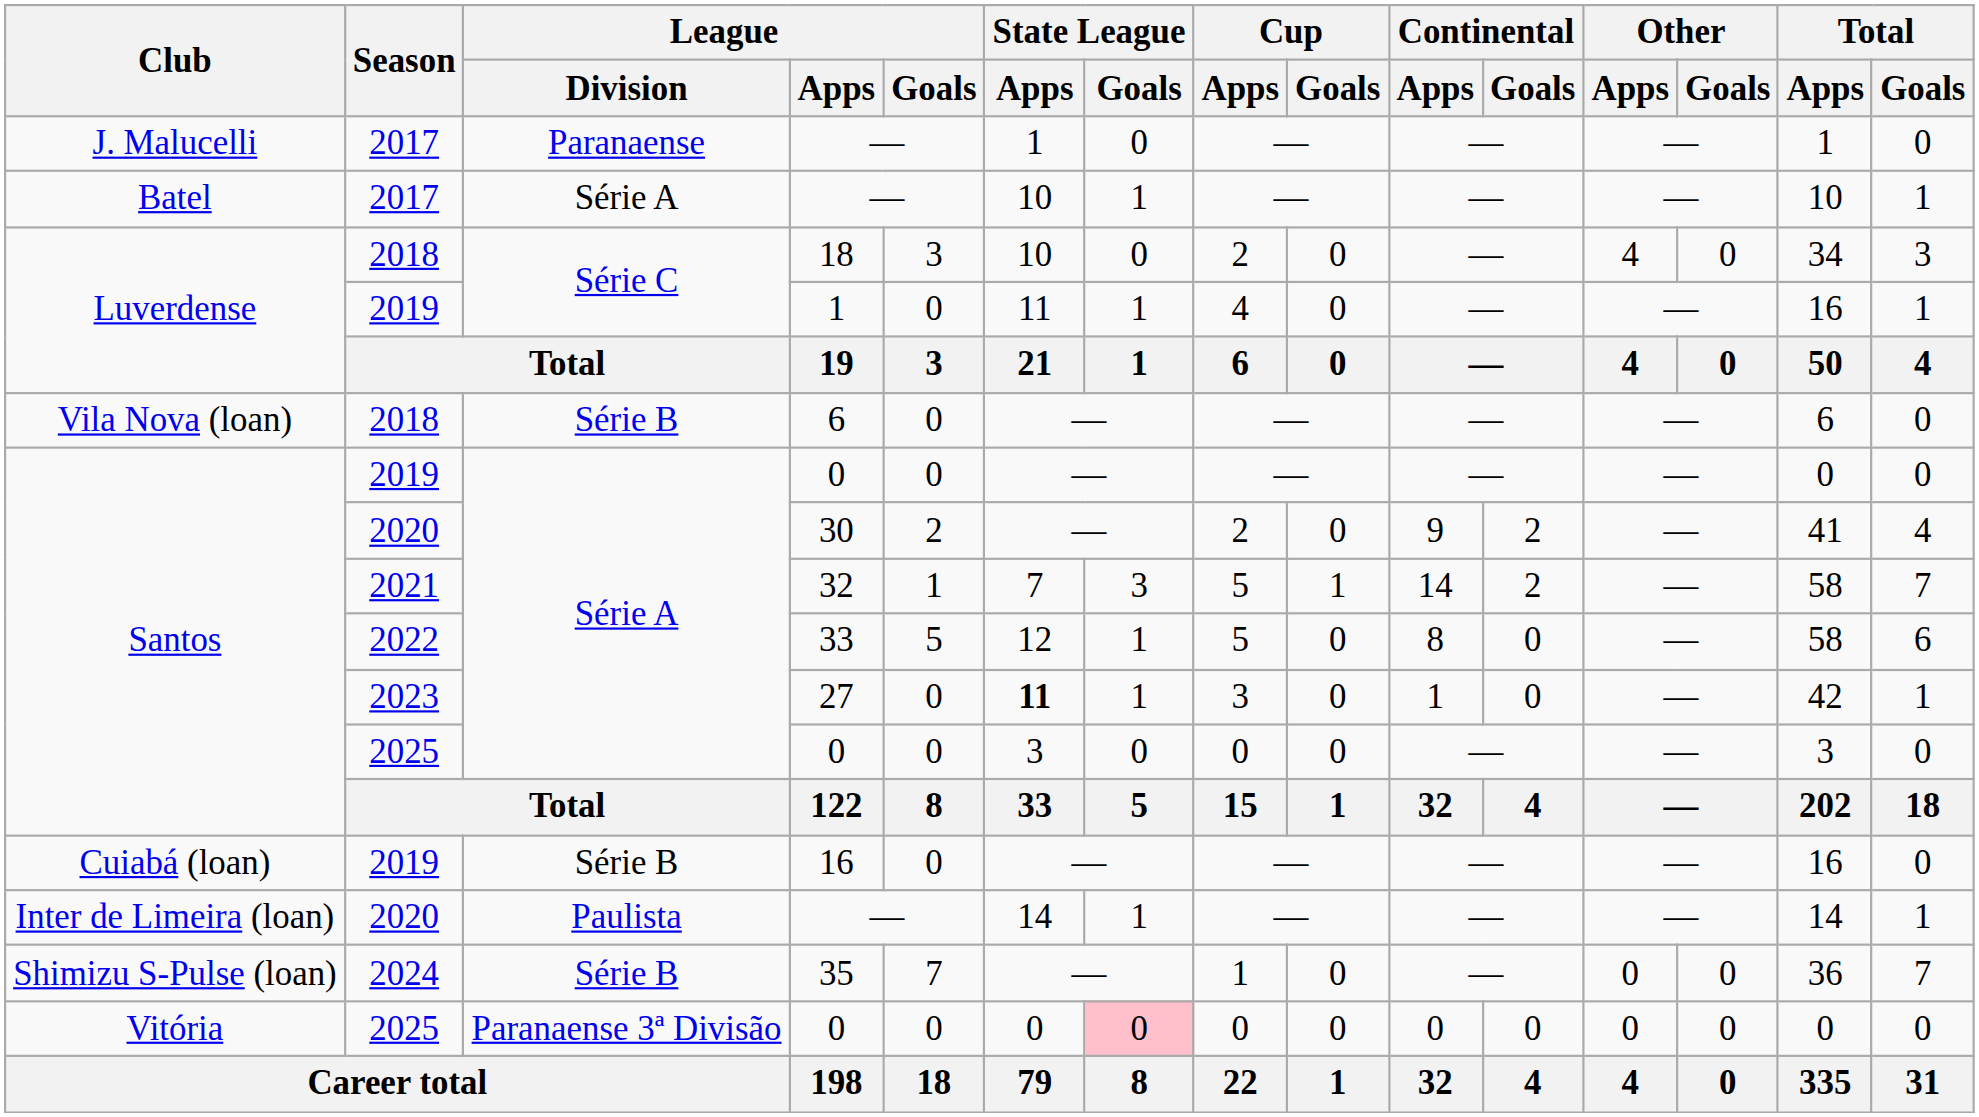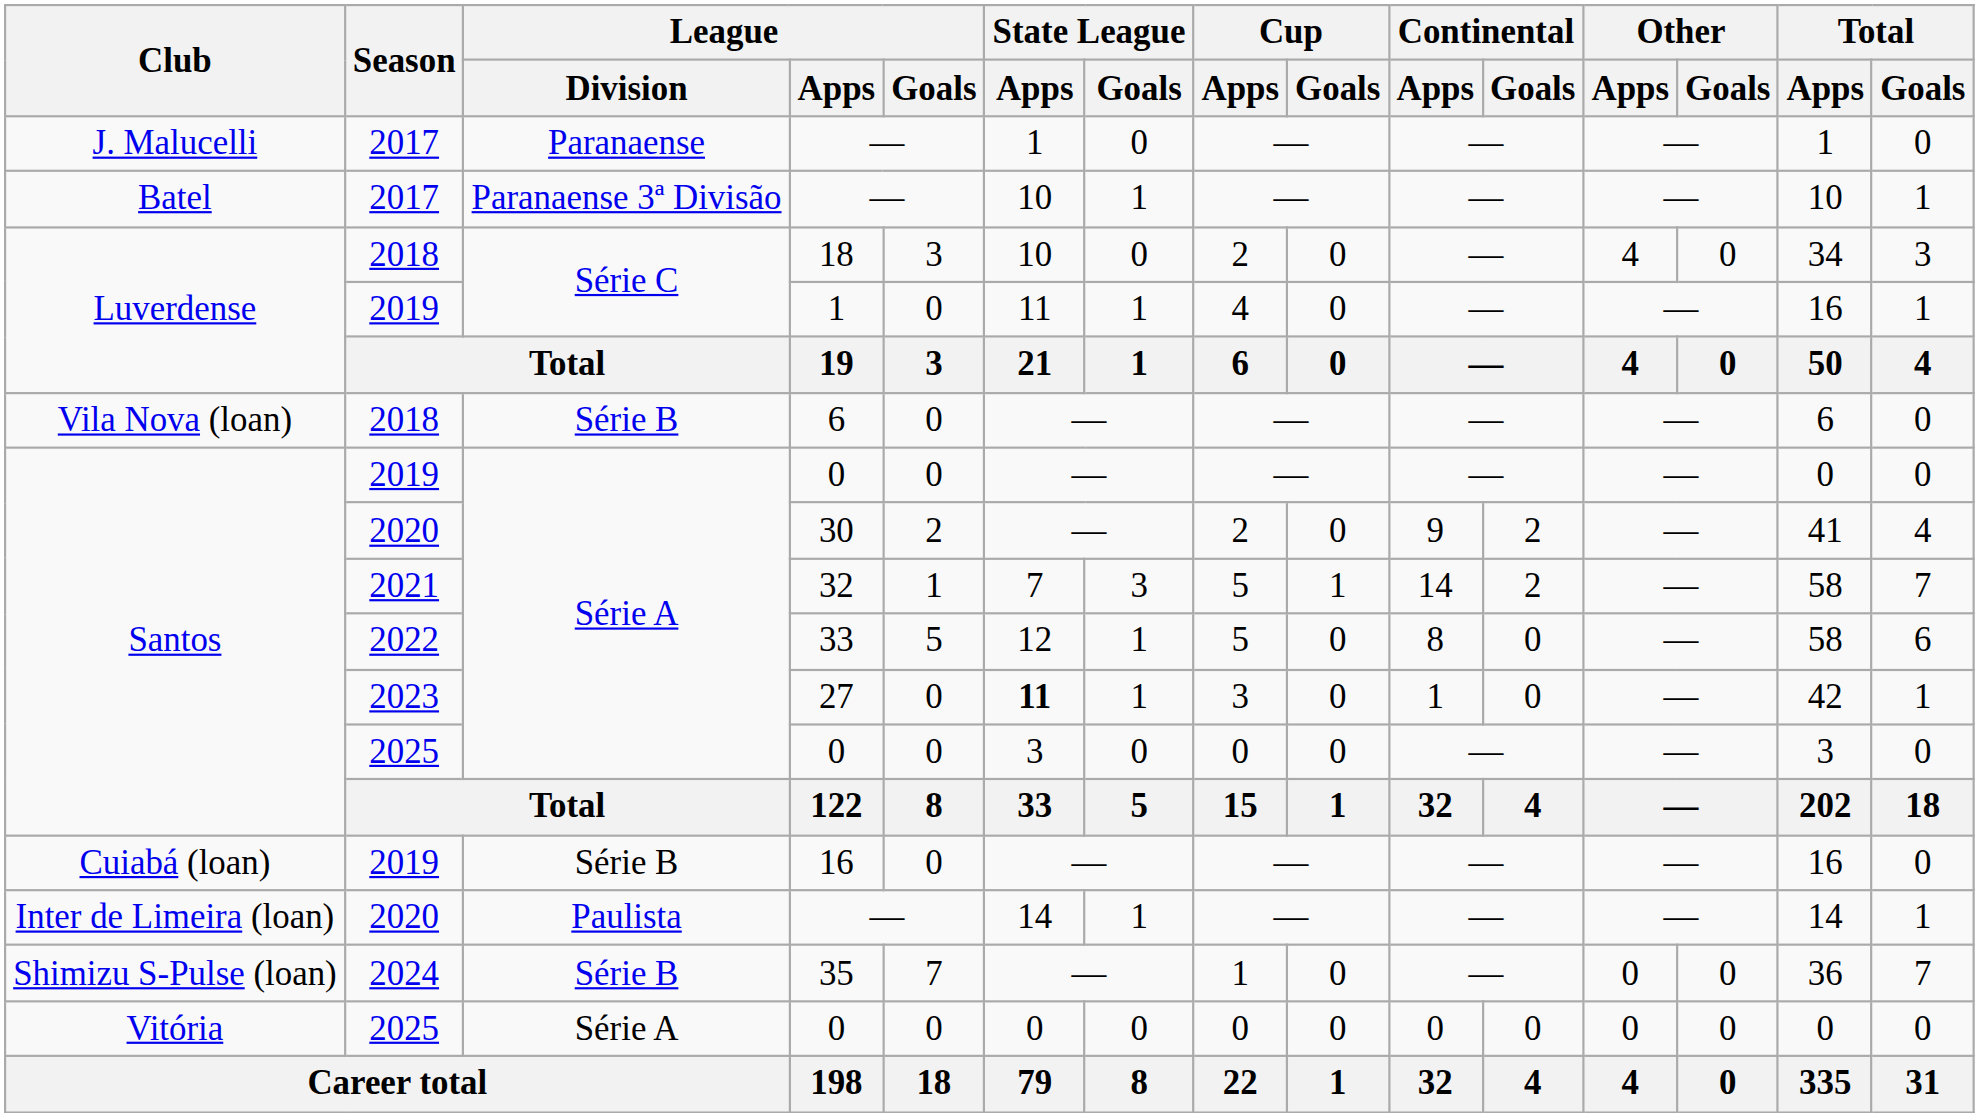(627, 198) Série A -> (627, 198) Paranaense 3ª Divisão
(627, 1027) Paranaense 3ª Divisão -> (627, 1027) Série A
(1139, 1027) pink background -> (1139, 1027) no background
